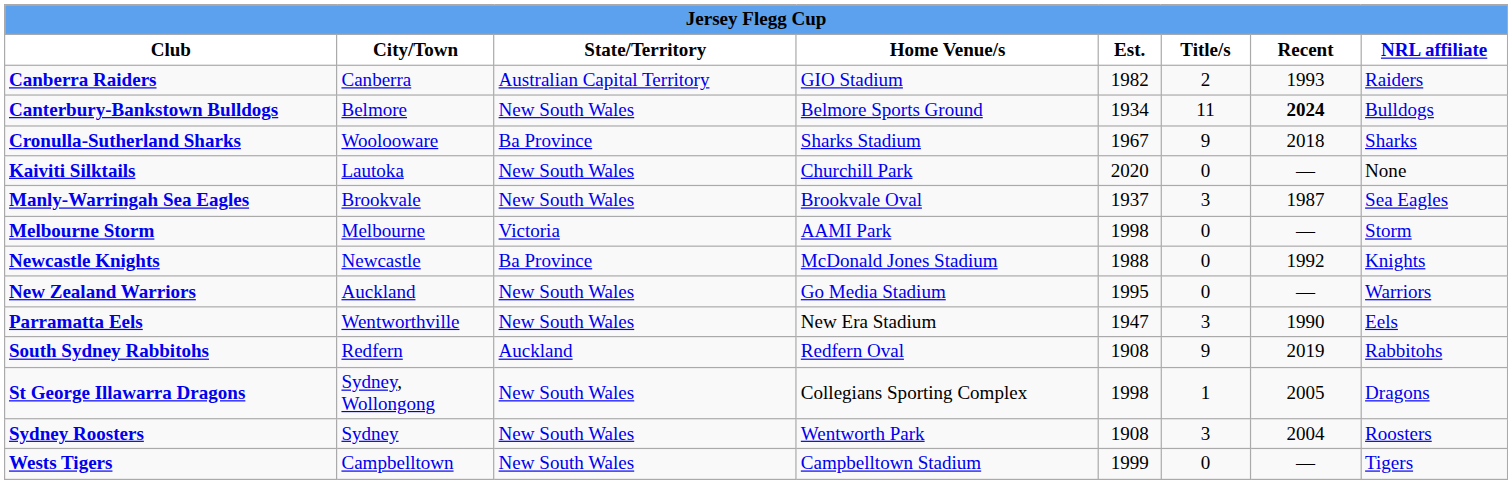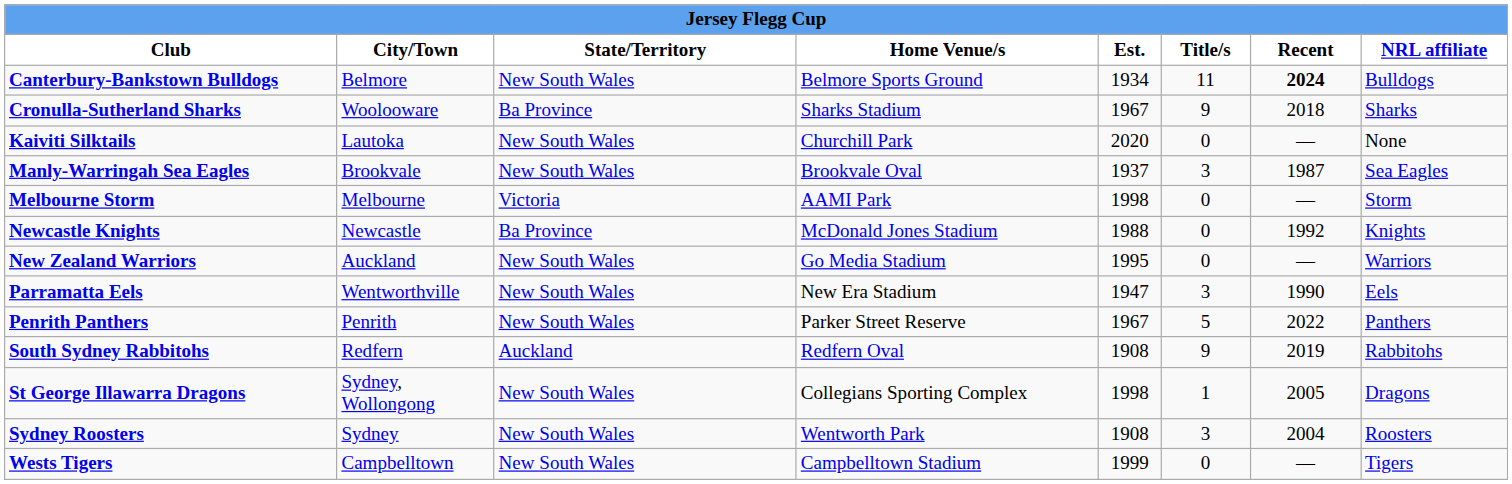- row: (83, 79)
+ row: (79, 321)
